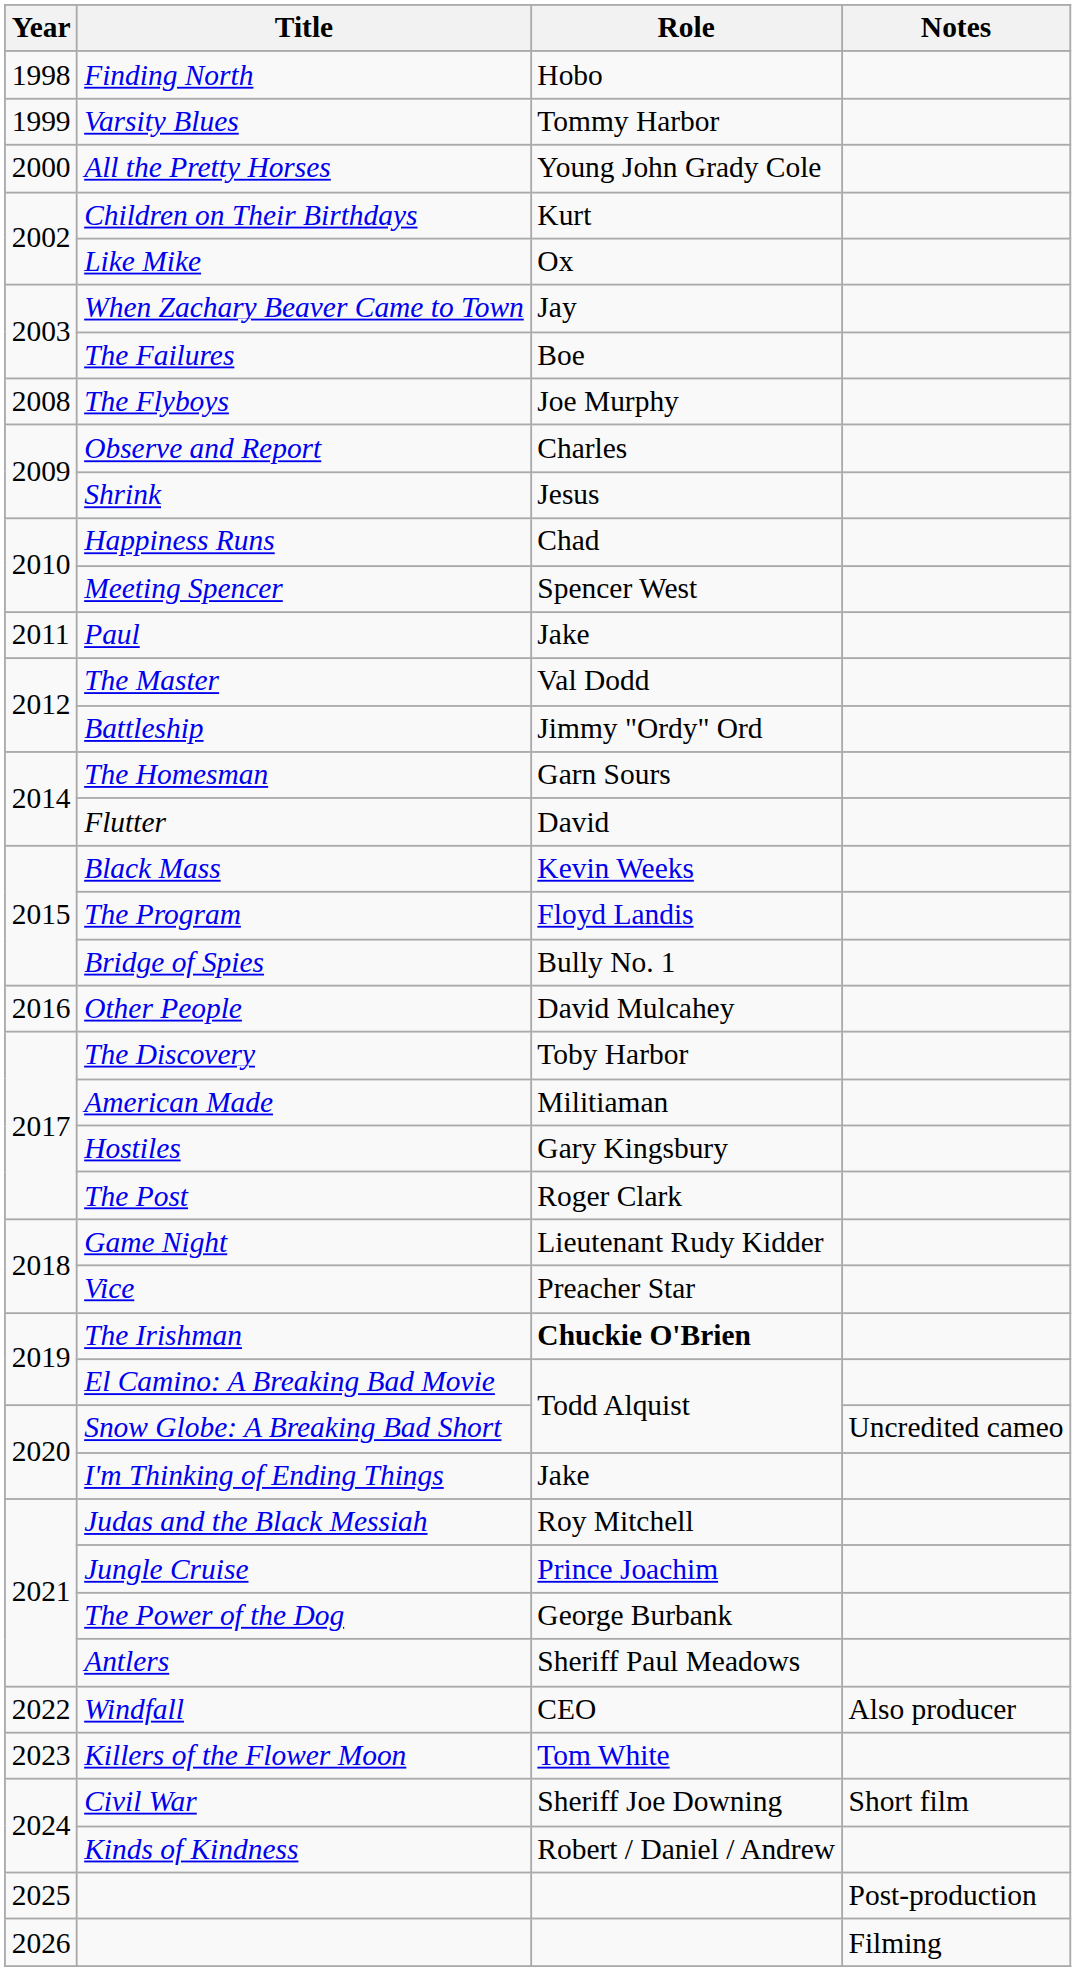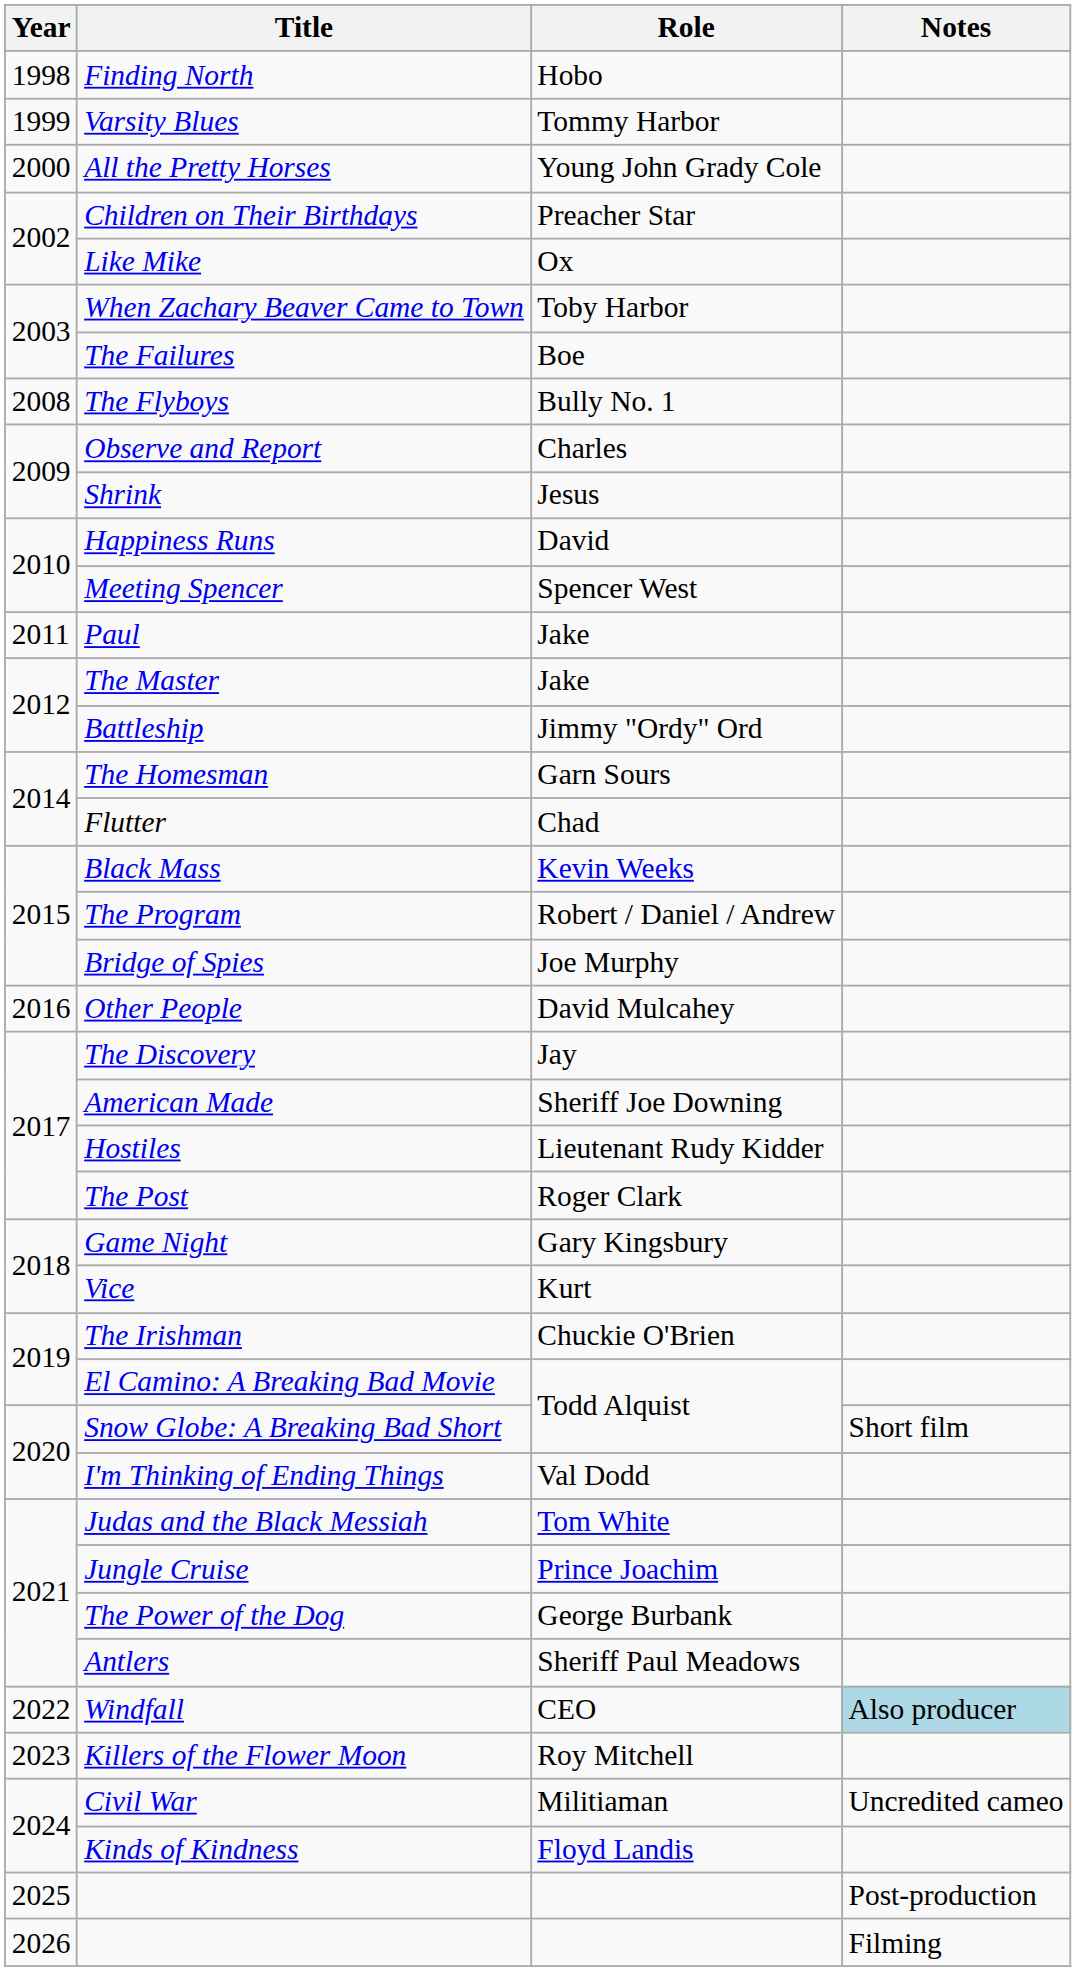(564, 214) Kurt -> (616, 214) Preacher Star
(557, 307) Jay -> (613, 307) Toby Harbor
(608, 401) Joe Murphy -> (606, 401) Bully No. 1
(568, 541) Chad -> (573, 541) David
(593, 681) Val Dodd -> (564, 681) Jake
(573, 821) David -> (568, 821) Chad
(615, 914) Floyd Landis -> (686, 914) Robert / Daniel / Andrew
(606, 961) Bully No. 1 -> (608, 961) Joe Murphy
(613, 1055) Toby Harbor -> (557, 1055) Jay
(603, 1101) Militiaman -> (660, 1101) Sheriff Joe Downing
(633, 1148) Gary Kingsbury -> (680, 1148) Lieutenant Rudy Kidder
(680, 1241) Lieutenant Rudy Kidder -> (633, 1241) Gary Kingsbury
(616, 1288) Preacher Star -> (564, 1288) Kurt
(644, 1335) bold -> (636, 1335) normal
(956, 1428) Uncredited cameo -> (909, 1428) Short film
(564, 1475) Jake -> (593, 1475) Val Dodd
(615, 1521) Roy Mitchell -> (604, 1521) Tom White
(932, 1708) no background -> (932, 1708) lightblue background
(604, 1755) Tom White -> (615, 1755) Roy Mitchell
(660, 1802) Sheriff Joe Downing -> (603, 1802) Militiaman
(909, 1802) Short film -> (956, 1802) Uncredited cameo
(686, 1848) Robert / Daniel / Andrew -> (615, 1848) Floyd Landis
